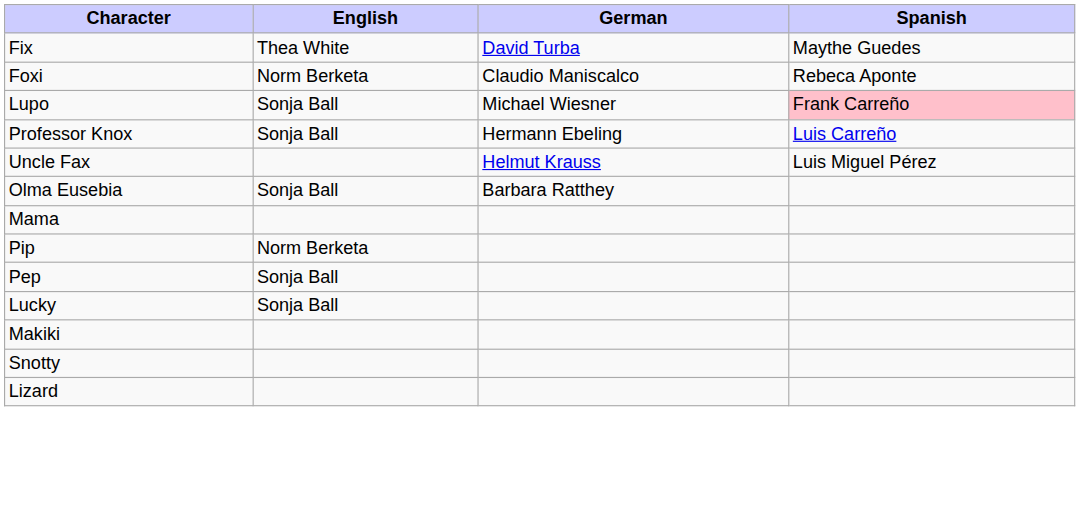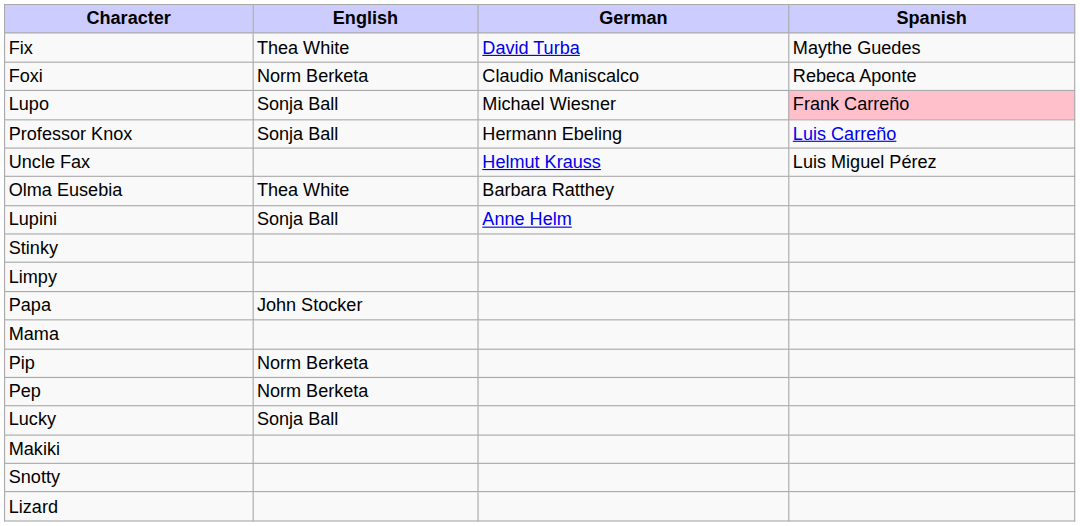(298, 190) Sonja Ball -> (303, 190) Thea White
+ row: (33, 219)
+ row: (33, 248)
+ row: (33, 276)
+ row: (30, 305)
(298, 276) Sonja Ball -> (313, 391) Norm Berketa
